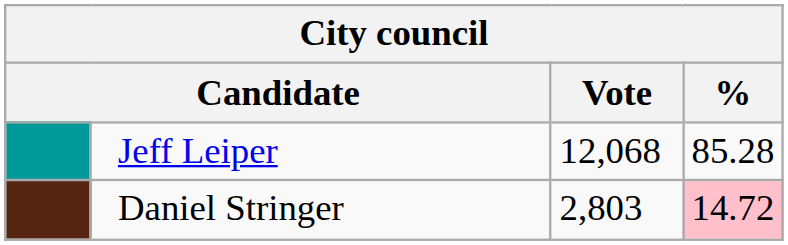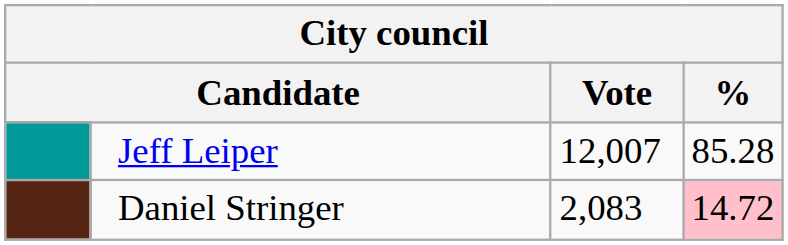(610, 150) 12,068 -> (610, 150) 12,007
(601, 208) 2,803 -> (601, 208) 2,083
